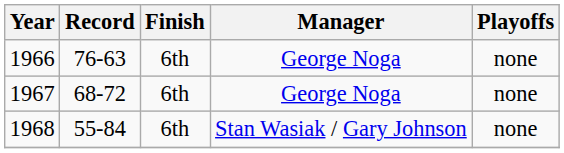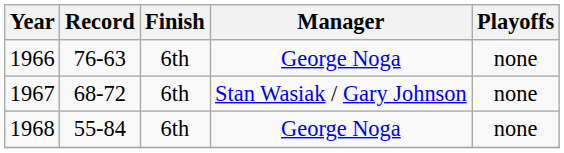(341, 93) George Noga -> (341, 93) Stan Wasiak / Gary Johnson
(341, 128) Stan Wasiak / Gary Johnson -> (341, 128) George Noga
